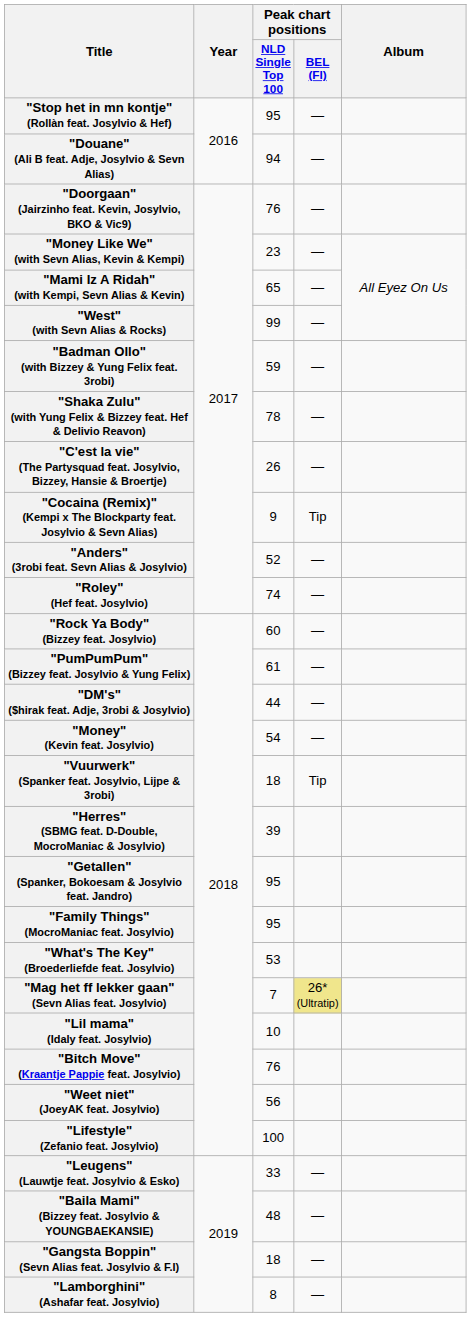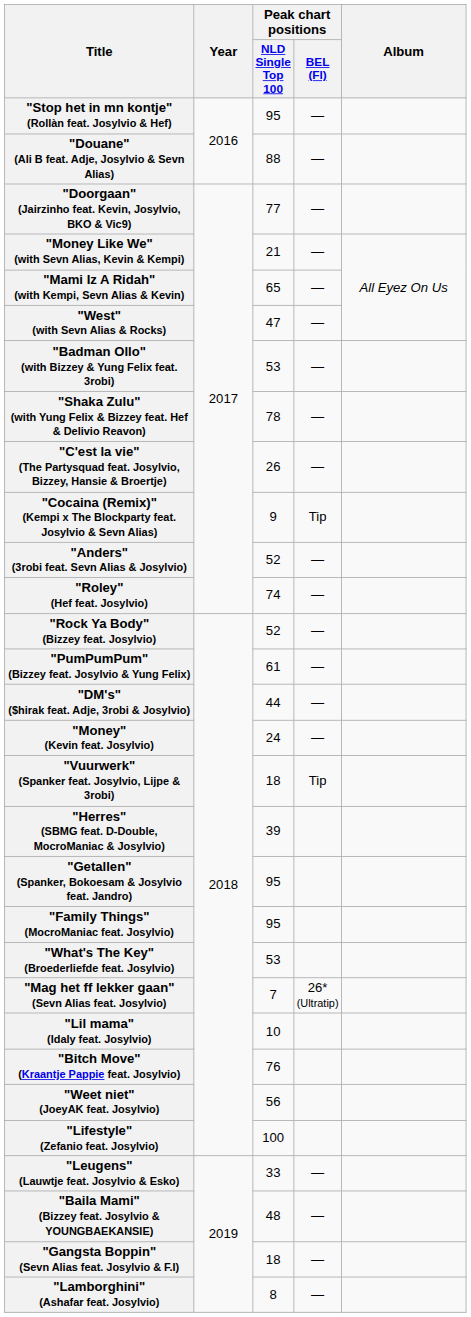(273, 158) 94 -> (273, 158) 88
(273, 209) 76 -> (273, 209) 77
(273, 252) 23 -> (273, 252) 21
(273, 323) 99 -> (273, 323) 47
(273, 366) 59 -> (273, 366) 53
(273, 631) 60 -> (273, 631) 52
(273, 737) 54 -> (273, 737) 24
(318, 995) khaki background -> (318, 995) no background
